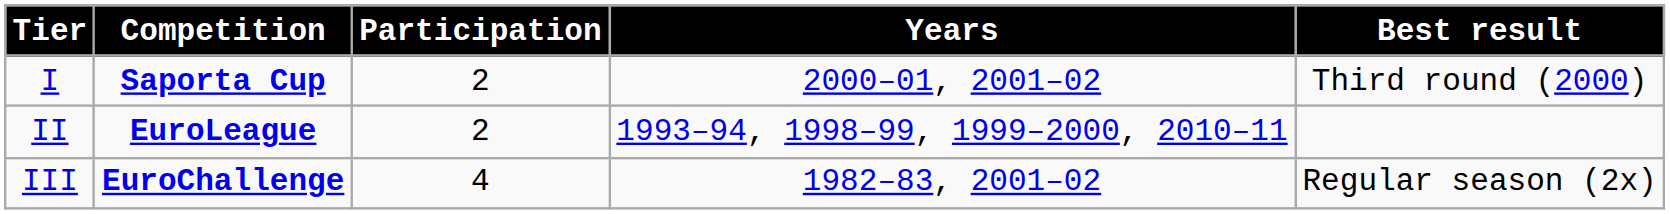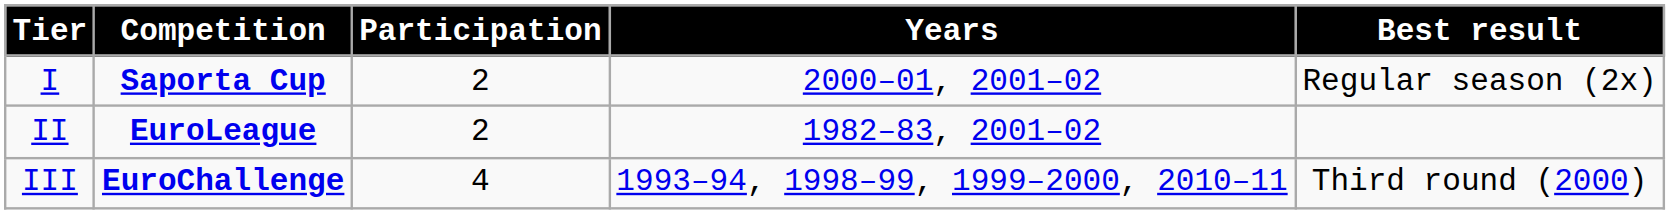(1480, 81) Third round (2000) -> (1480, 81) Regular season (2x)
(952, 132) 1993–94, 1998–99, 1999–2000, 2010–11 -> (952, 132) 1982–83, 2001–02
(952, 182) 1982–83, 2001–02 -> (952, 182) 1993–94, 1998–99, 1999–2000, 2010–11
(1480, 182) Regular season (2x) -> (1480, 182) Third round (2000)
